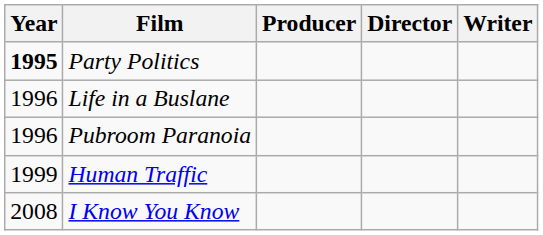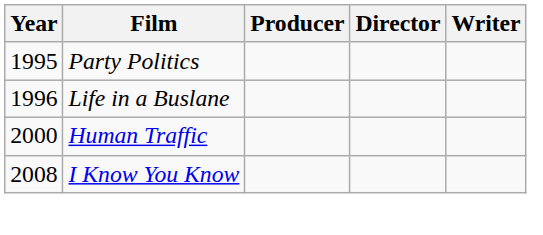(34, 60) bold -> (34, 60) normal
- row: (160, 135)
(34, 173) 1999 -> (34, 135) 2000
